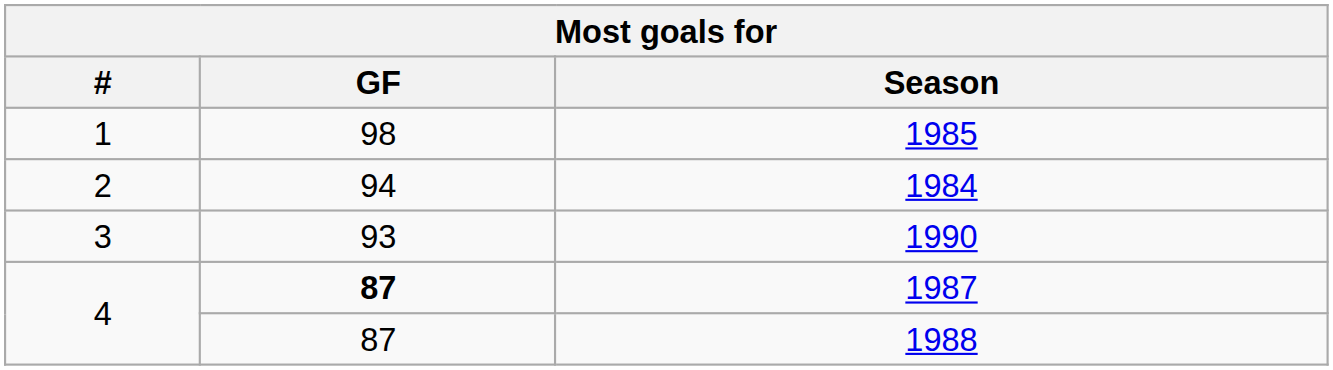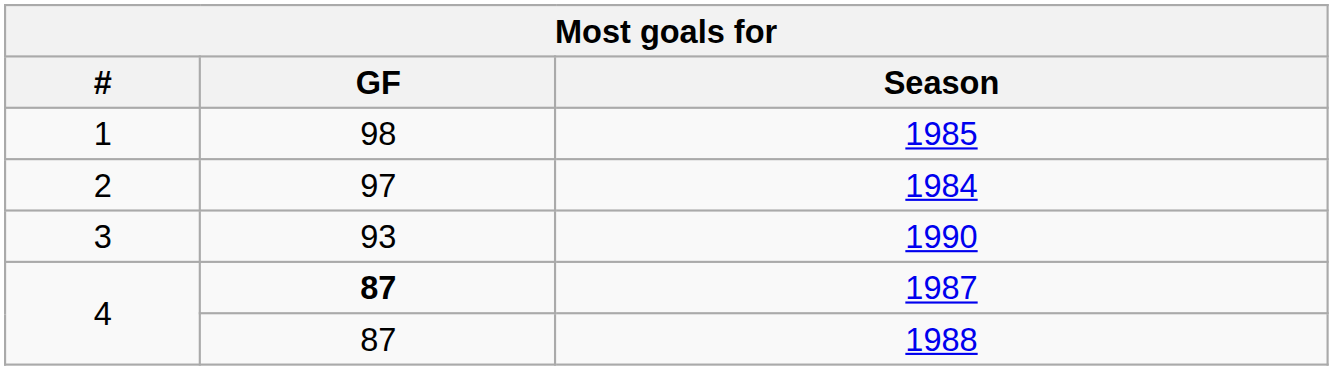(378, 185) 94 -> (378, 185) 97
